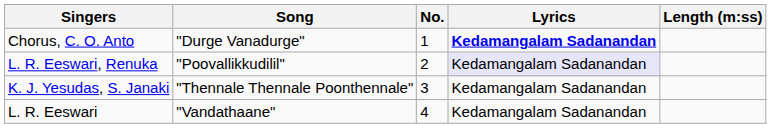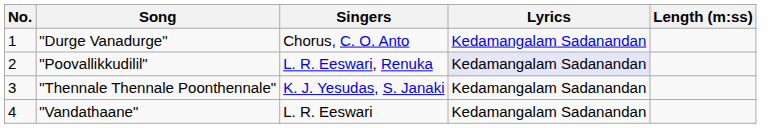columns swapped: (432, 17) <-> (89, 17)
(554, 40) bold -> (549, 40) normal
